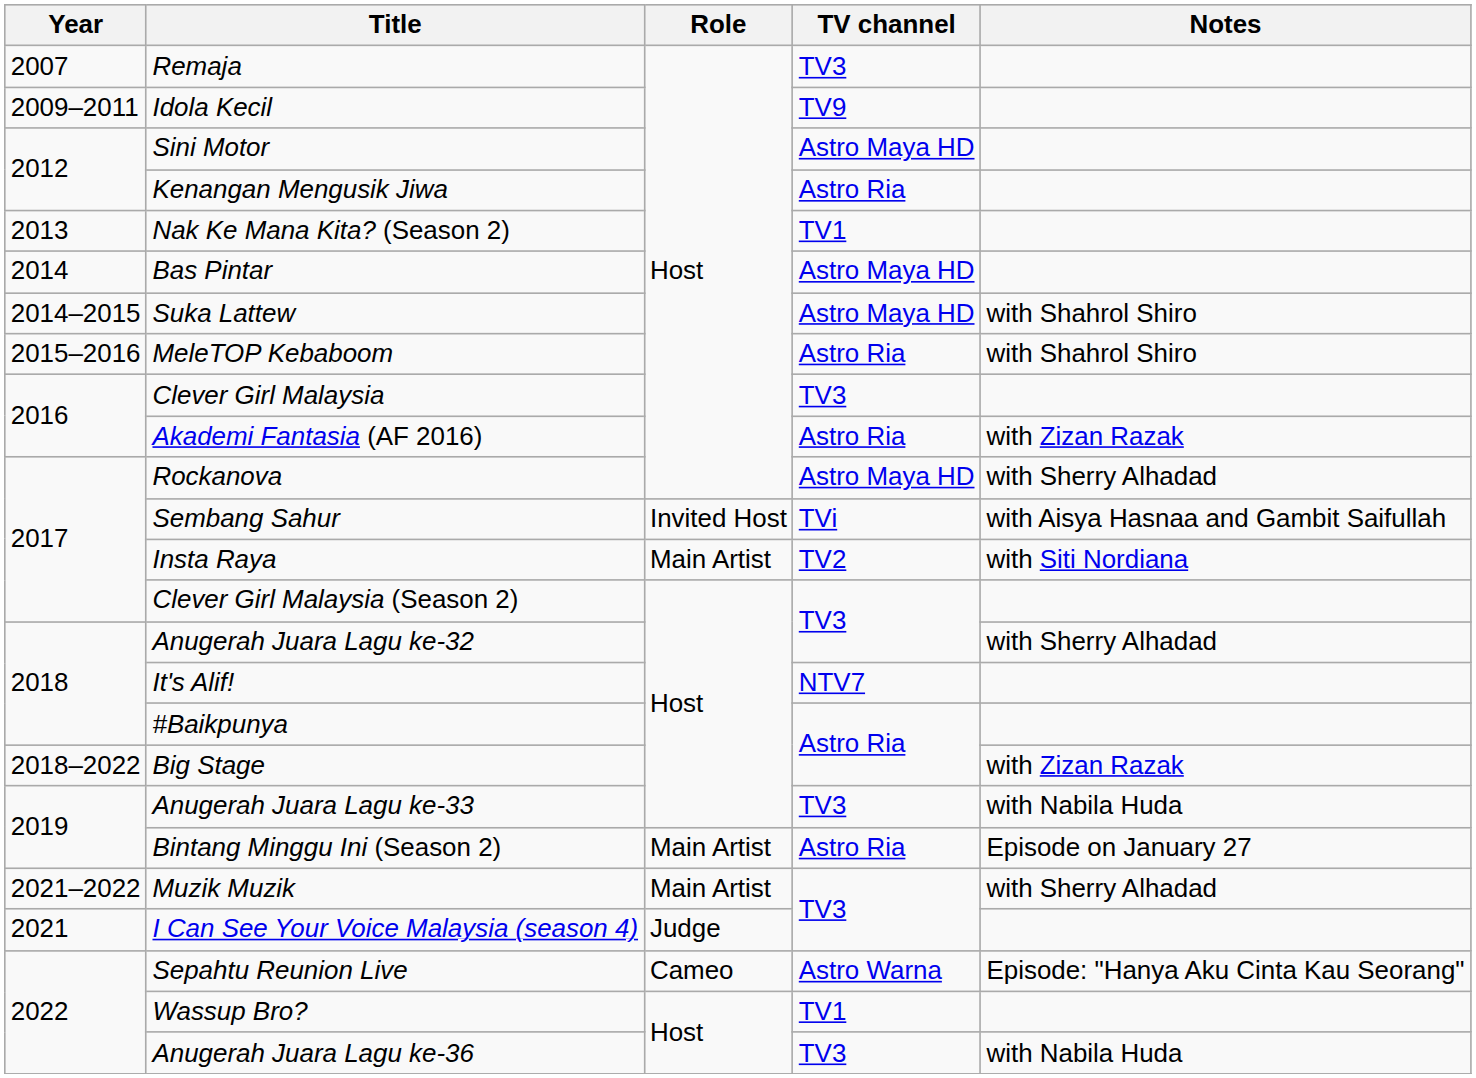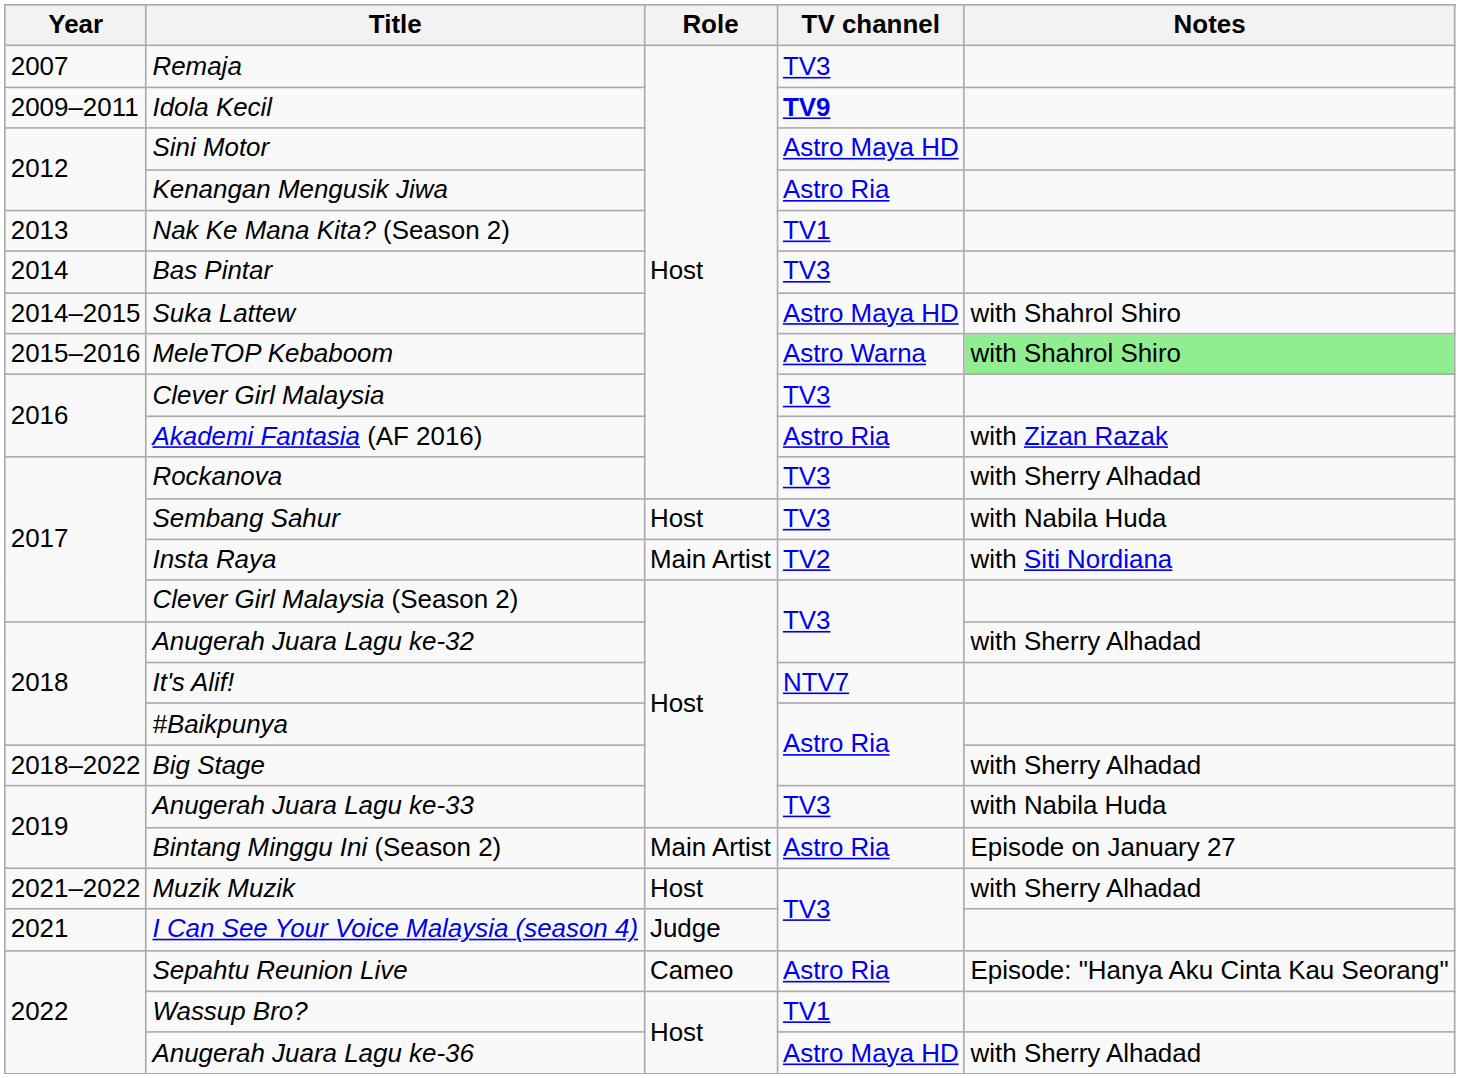(823, 107) normal -> (807, 107) bold
(887, 271) Astro Maya HD -> (807, 271) TV3
(852, 353) Astro Ria -> (854, 353) Astro Warna
(1092, 353) no background -> (1076, 353) lightgreen background
(887, 477) Astro Maya HD -> (807, 477) TV3
(718, 518) Invited Host -> (677, 518) Host
(818, 518) TVi -> (807, 518) TV3
(1216, 518) with Aisya Hasnaa and Gambit Saifullah -> (1069, 518) with Nabila Huda
(1085, 764) with Zizan Razak -> (1086, 764) with Sherry Alhadad
(710, 888) Main Artist -> (677, 888) Host
(870, 970) Astro Warna -> (836, 970) Astro Ria
(823, 1052) TV3 -> (871, 1052) Astro Maya HD
(1084, 1052) with Nabila Huda -> (1086, 1052) with Sherry Alhadad
